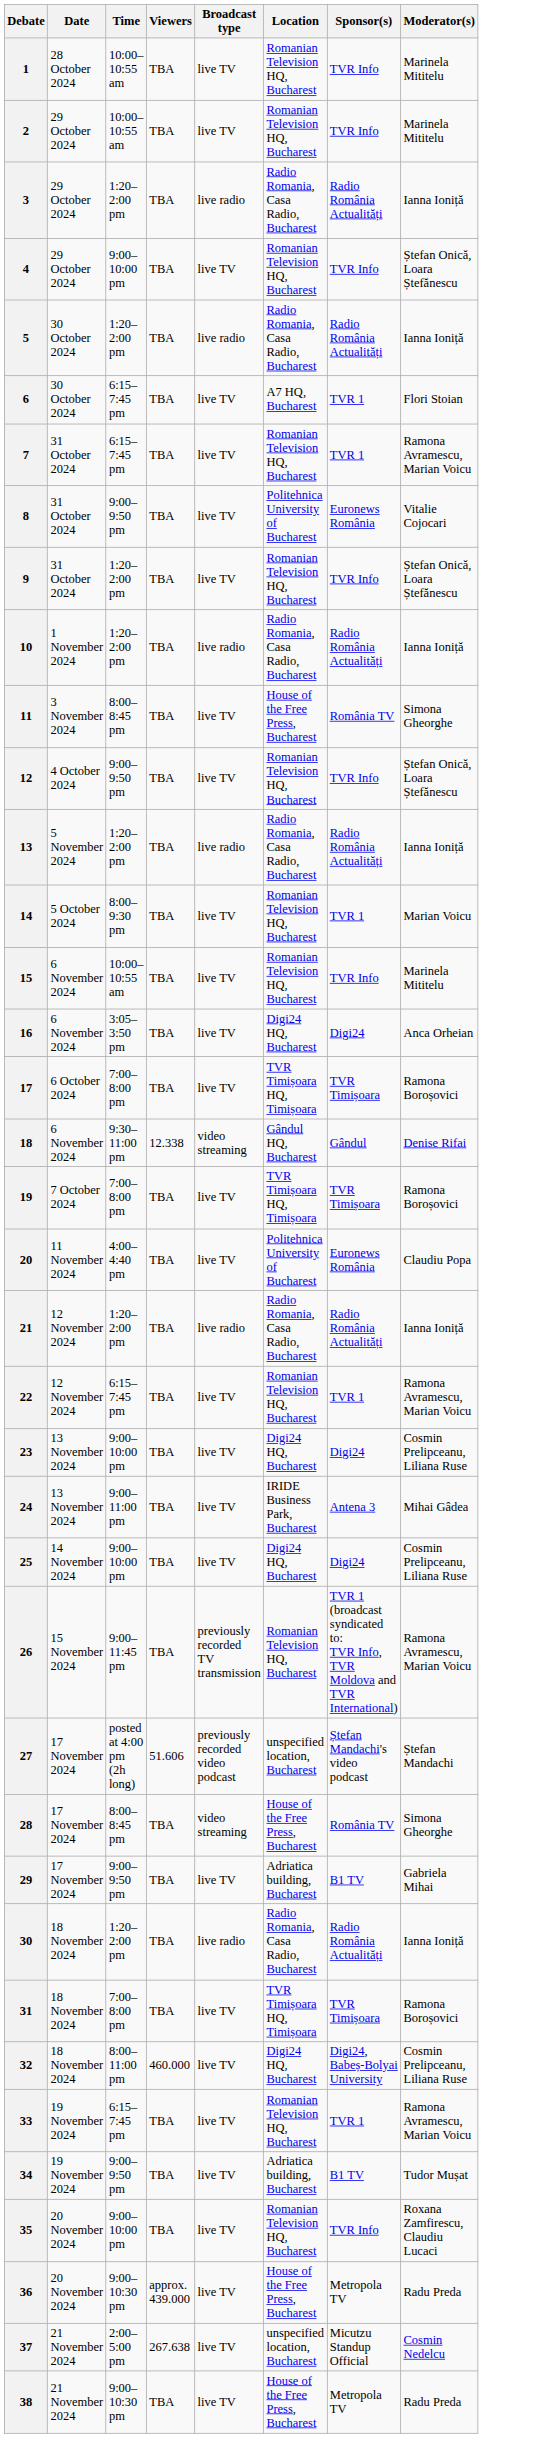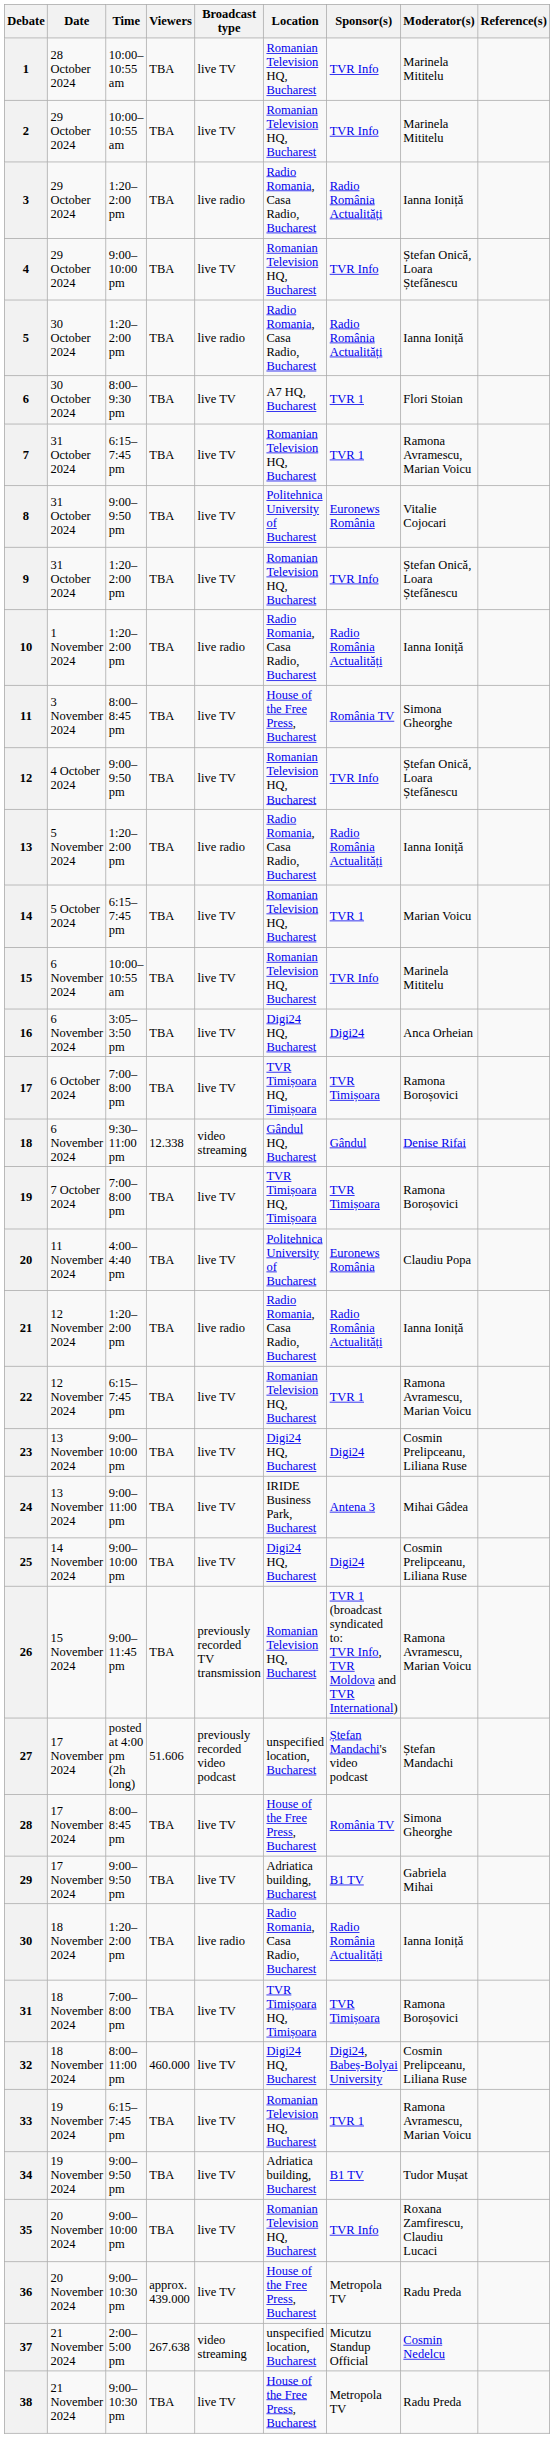+ column: (514, 21)
(123, 399) 6:15–7:45 pm -> (123, 399) 8:00–9:30 pm
(123, 916) 8:00–9:30 pm -> (123, 916) 6:15–7:45 pm
(222, 1825) video streaming -> (217, 1825) live TV
(217, 2347) live TV -> (222, 2347) video streaming
